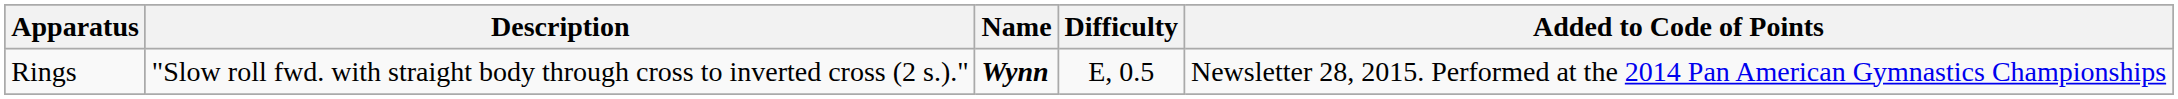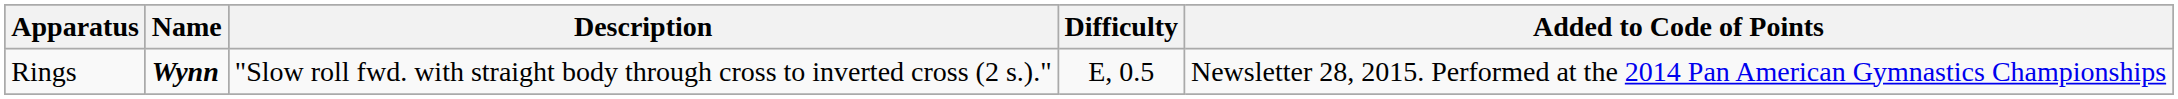columns swapped: (1017, 26) <-> (560, 26)
